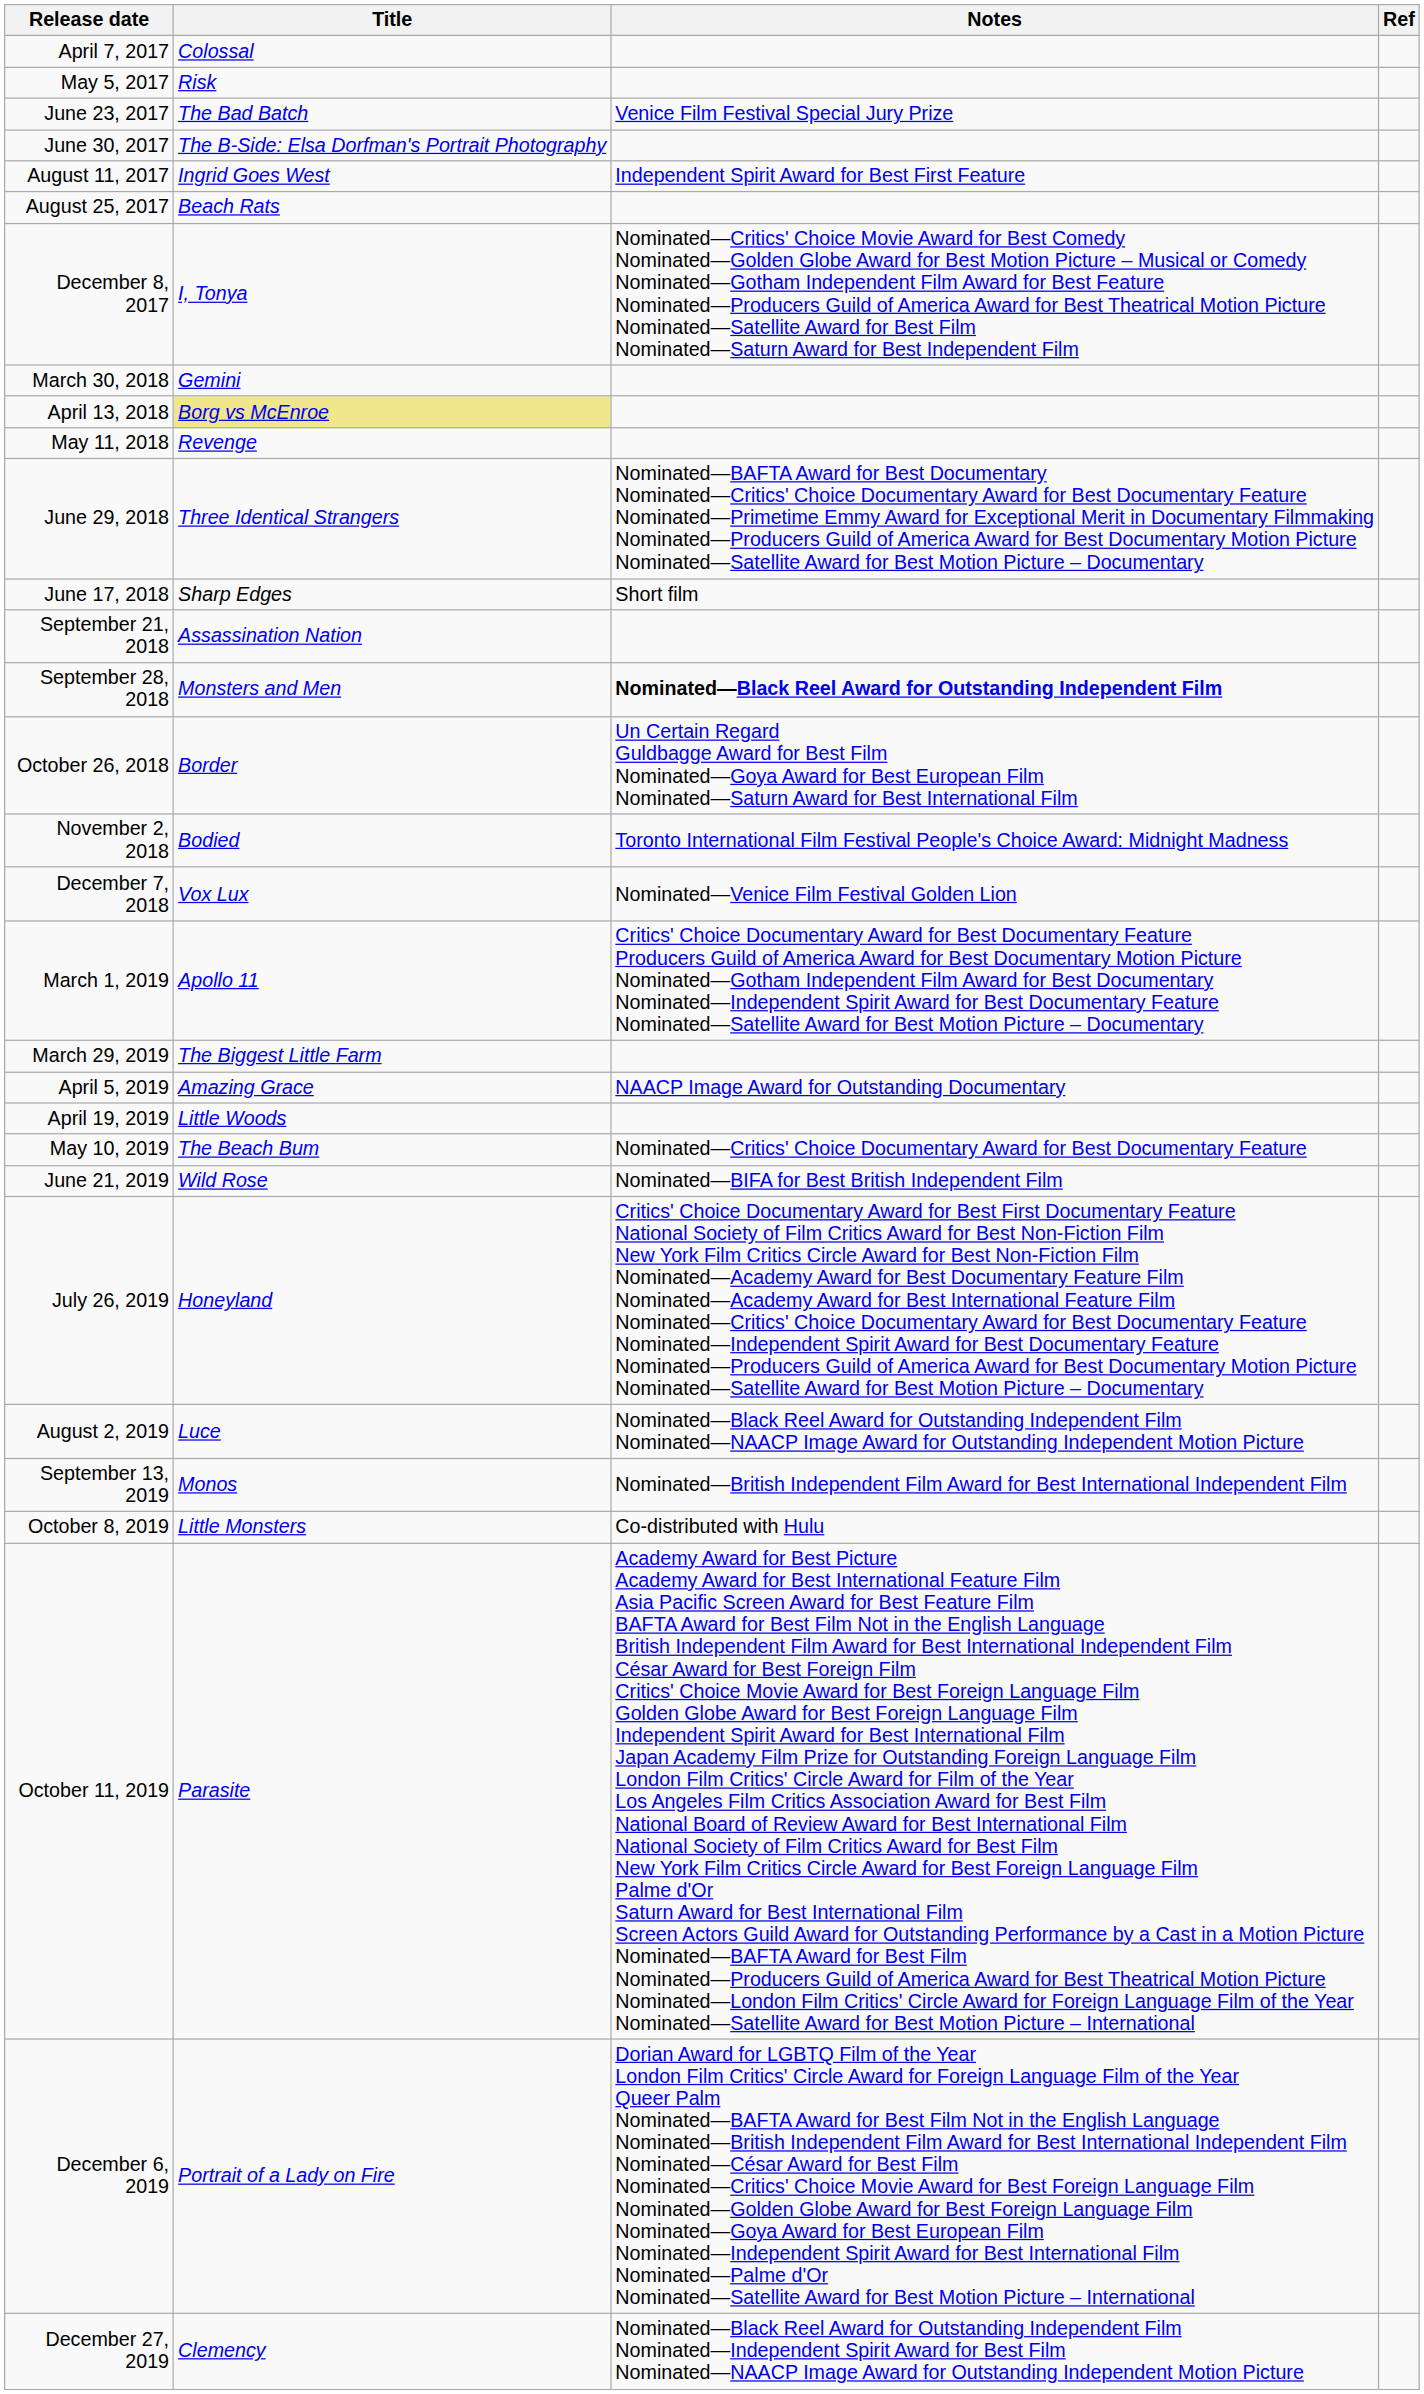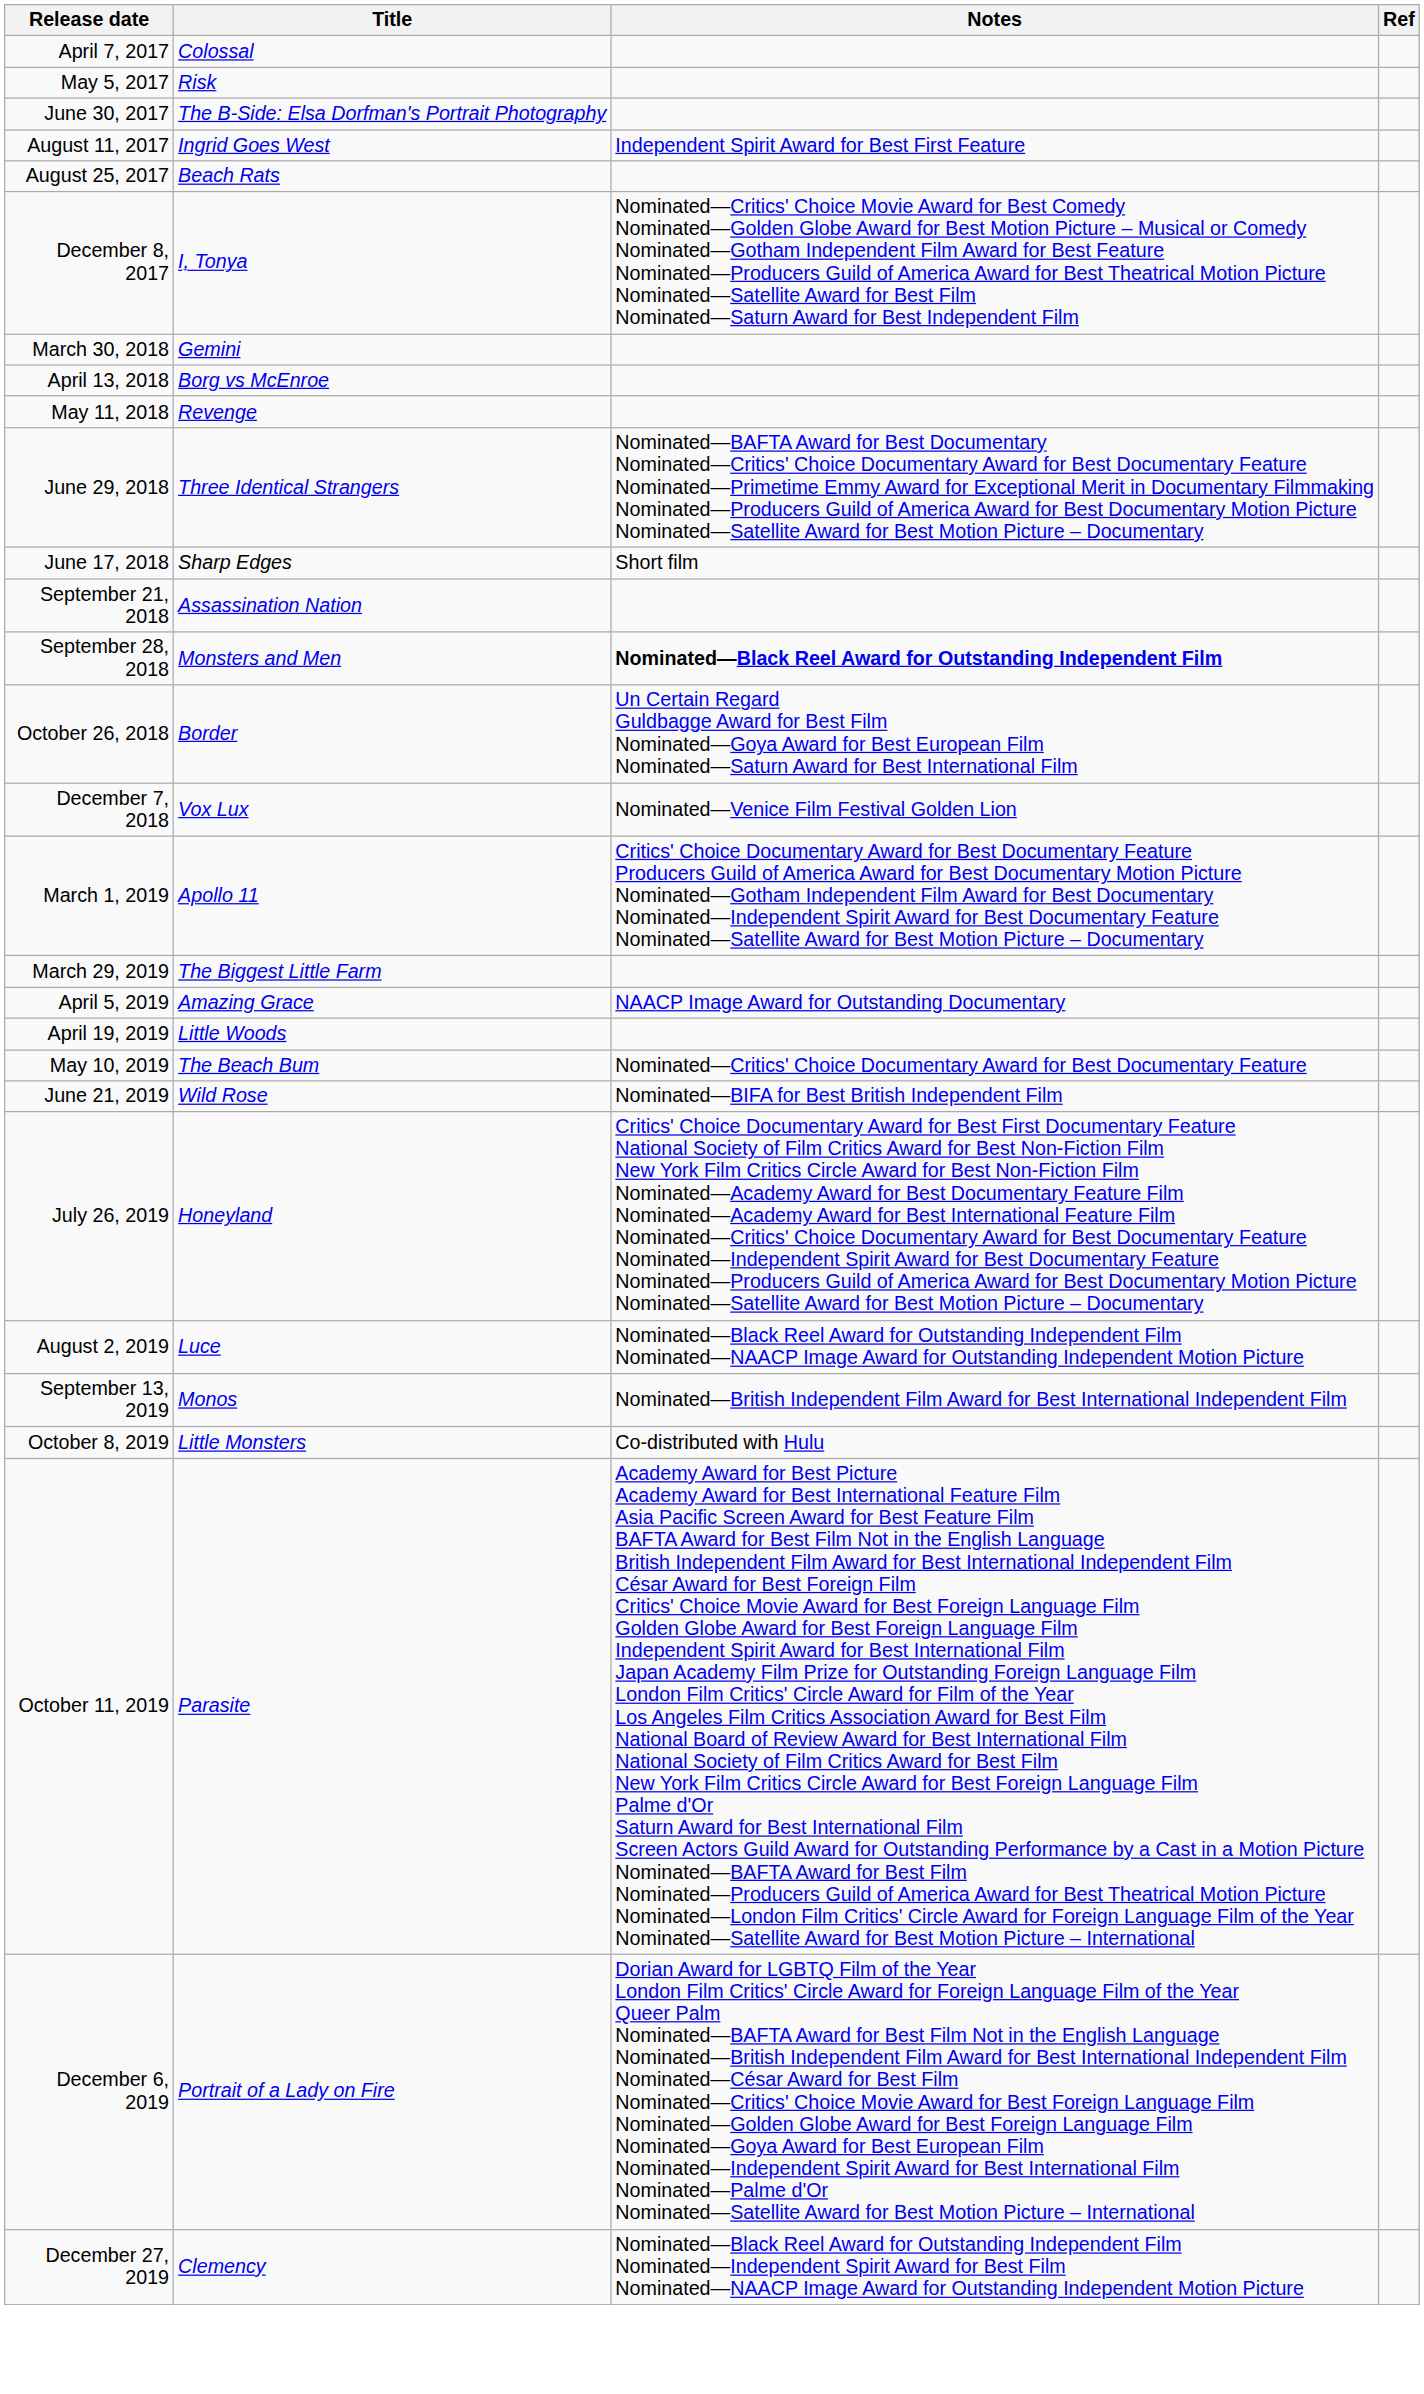- row: (107, 113)
(254, 411) khaki background -> (254, 380) no background
- row: (113, 840)
